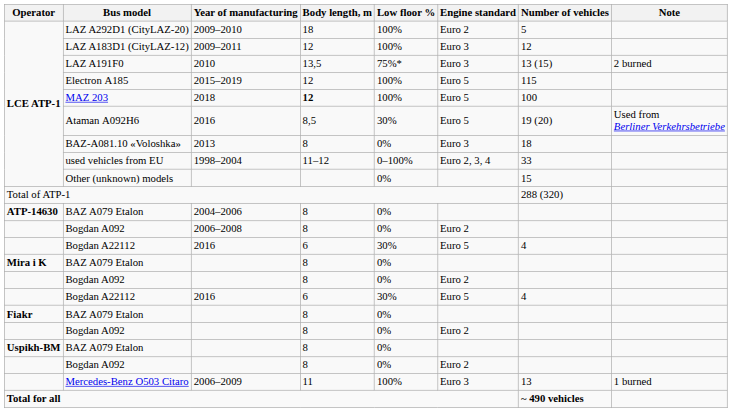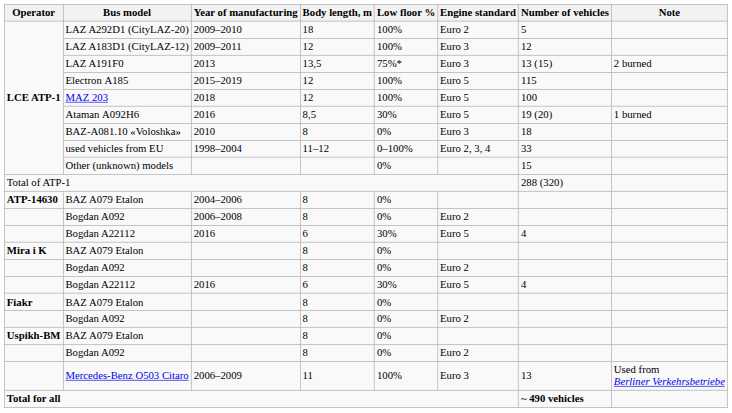(204, 64) 2010 -> (204, 64) 2013
(308, 98) bold -> (308, 98) normal
(669, 121) Used from Berliner Verkehrsbetriebe -> (633, 115) 1 burned
(204, 144) 2013 -> (204, 132) 2010
(633, 382) 1 burned -> (669, 376) Used from Berliner Verkehrsbetriebe
